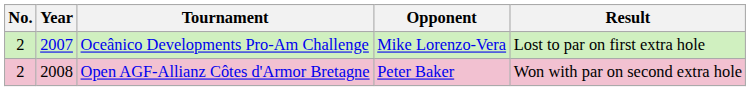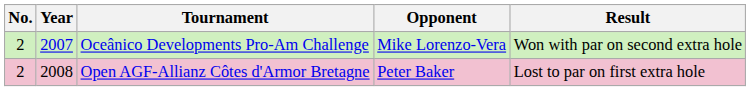(609, 45) Lost to par on first extra hole -> (628, 45) Won with par on second extra hole
(628, 72) Won with par on second extra hole -> (609, 72) Lost to par on first extra hole
